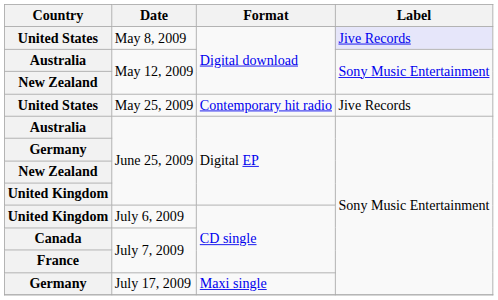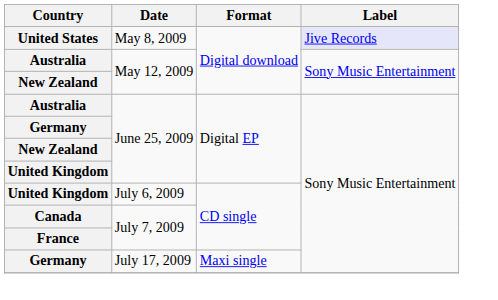- row: (58, 104)
